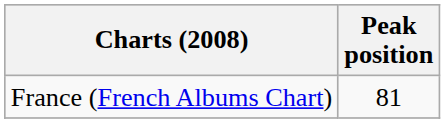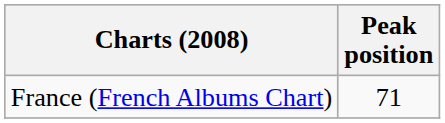(389, 96) 81 -> (389, 96) 71
